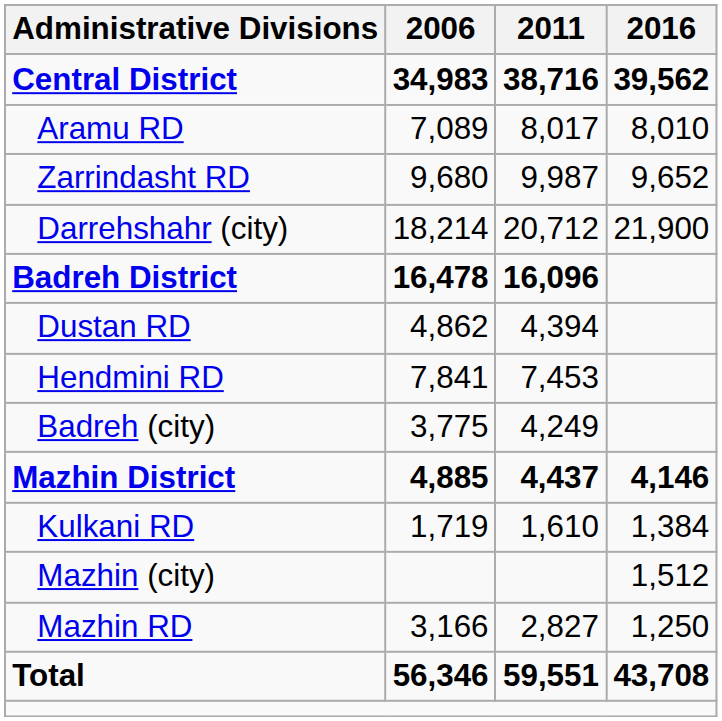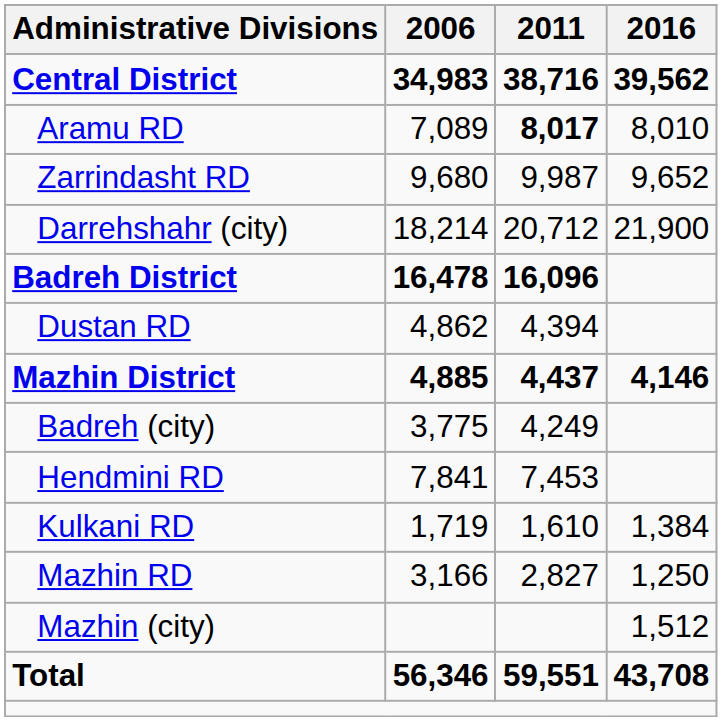(560, 128) normal -> (560, 128) bold
rows swapped: (131, 377) <-> (124, 476)
rows swapped: (115, 626) <-> (126, 576)
